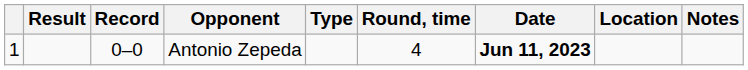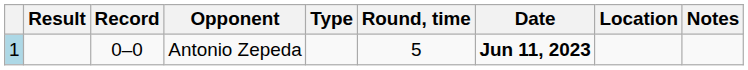(14, 49) no background -> (14, 49) lightblue background
(416, 49) 4 -> (416, 49) 5
